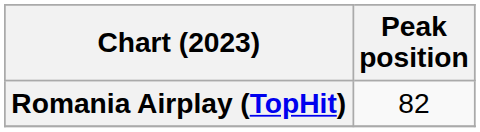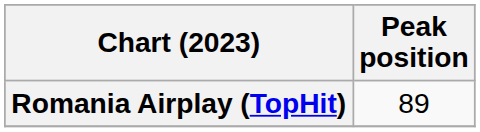(414, 103) 82 -> (414, 103) 89
